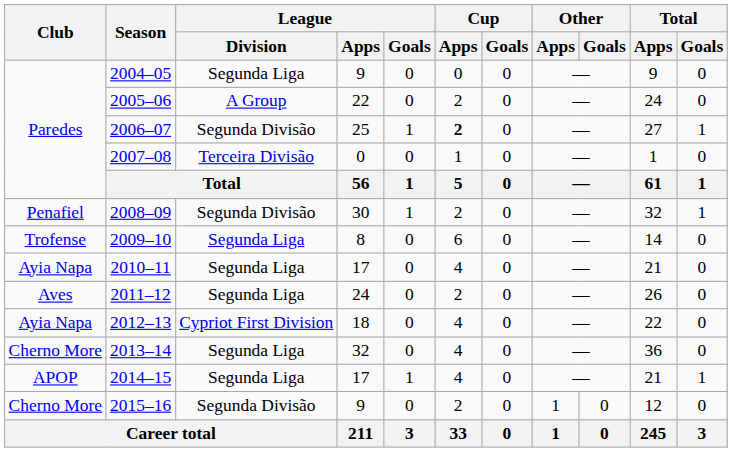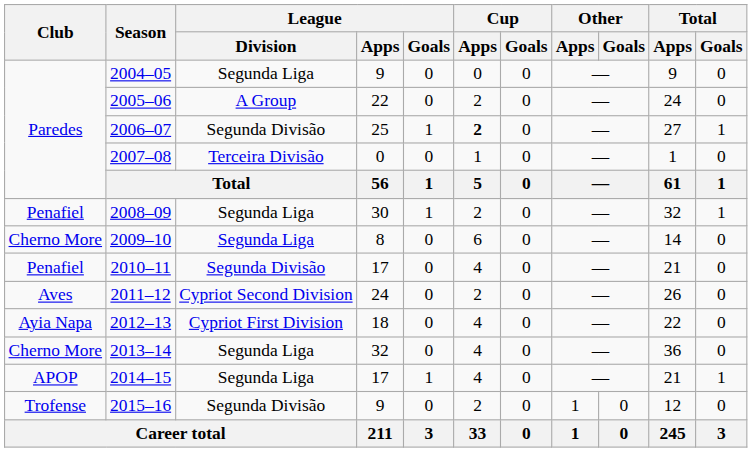(256, 211) Segunda Divisão -> (266, 211) Segunda Liga
(55, 239) Trofense -> (55, 239) Cherno More
(55, 267) Ayia Napa -> (55, 267) Penafiel
(256, 267) Segunda Liga -> (266, 267) Segunda Divisão
(256, 294) Segunda Liga -> (266, 294) Cypriot Second Division
(55, 405) Cherno More -> (55, 405) Trofense
